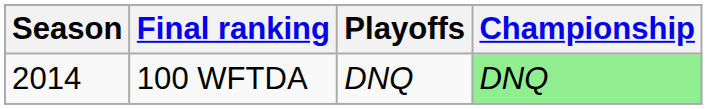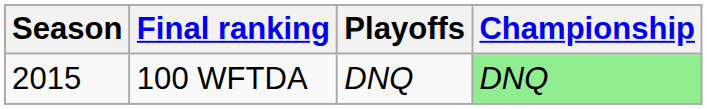(47, 78) 2014 -> (47, 78) 2015
